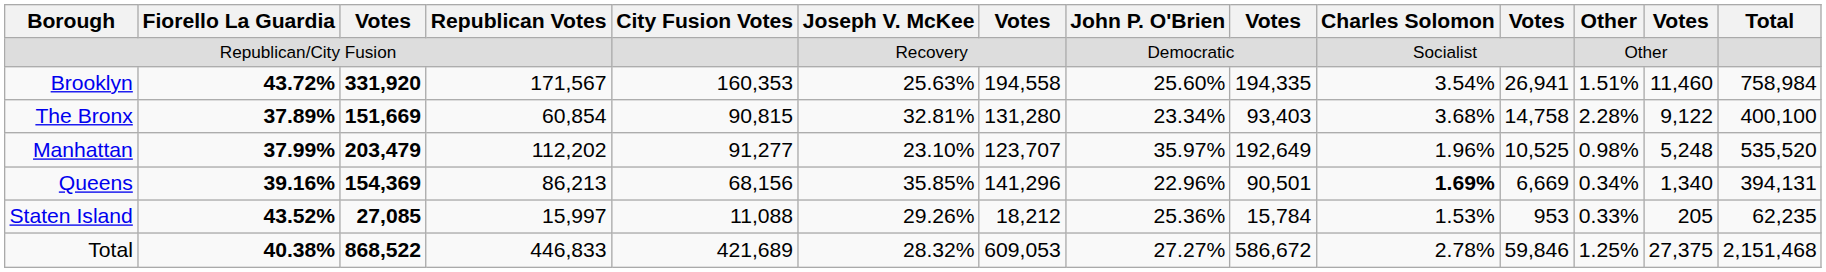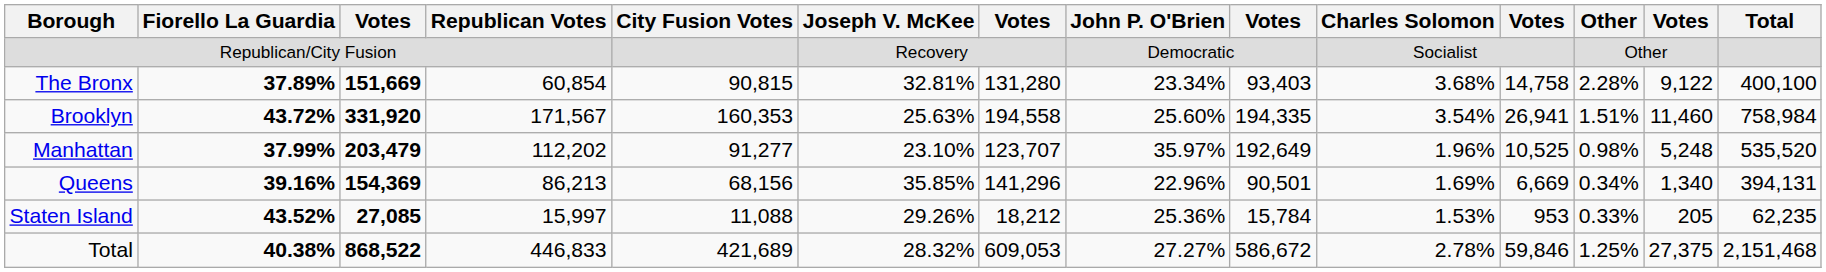rows swapped: (84, 116) <-> (92, 82)
(1465, 183) bold -> (1465, 183) normal
